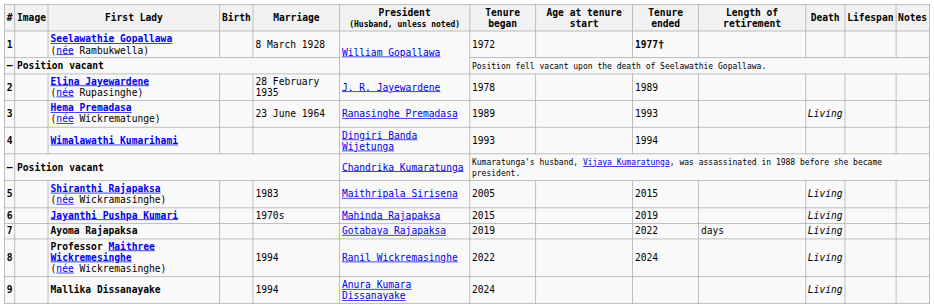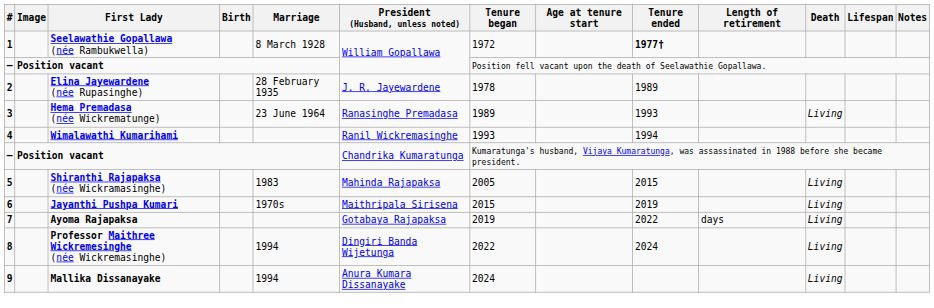(380, 141) Dingiri Banda Wijetunga -> (400, 135) Ranil Wickremasinghe
(400, 194) Maithripala Sirisena -> (391, 183) Mahinda Rajapaksa
(391, 215) Mahinda Rajapaksa -> (400, 204) Maithripala Sirisena
(400, 258) Ranil Wickremasinghe -> (380, 247) Dingiri Banda Wijetunga
